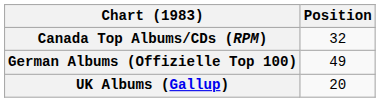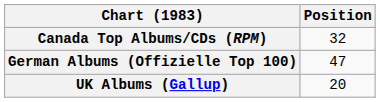(338, 62) 49 -> (338, 62) 47
